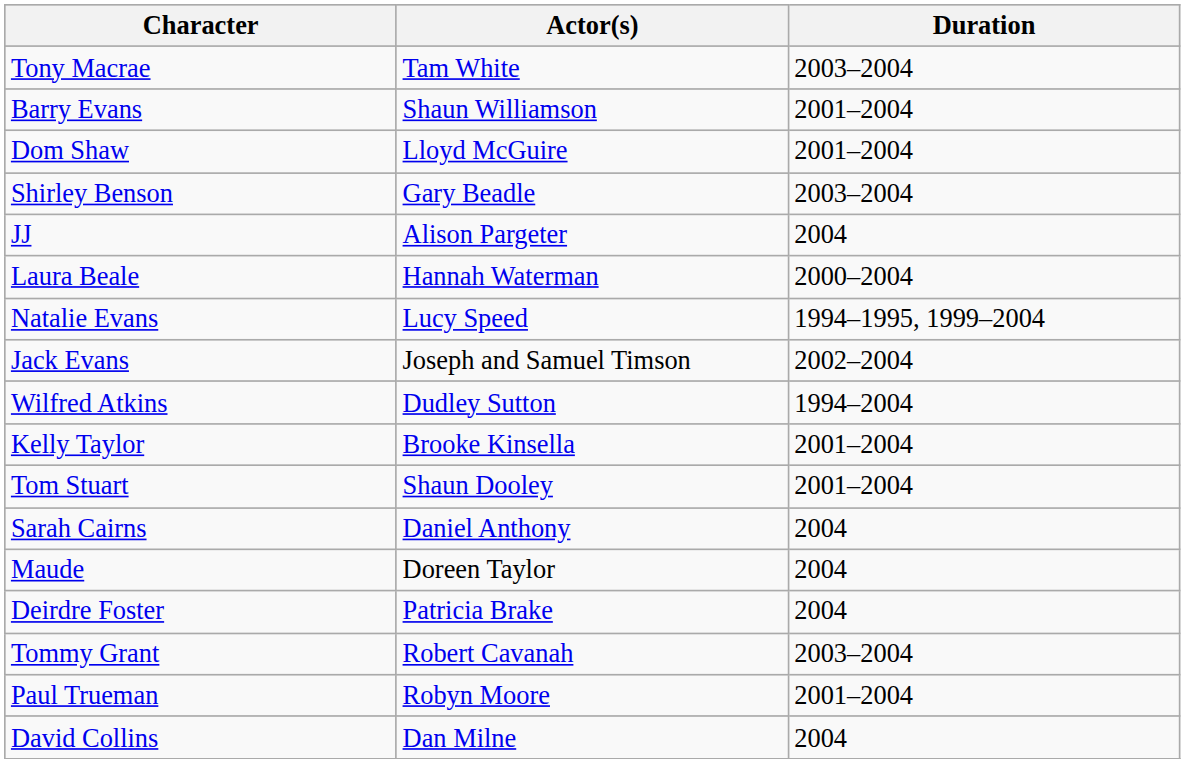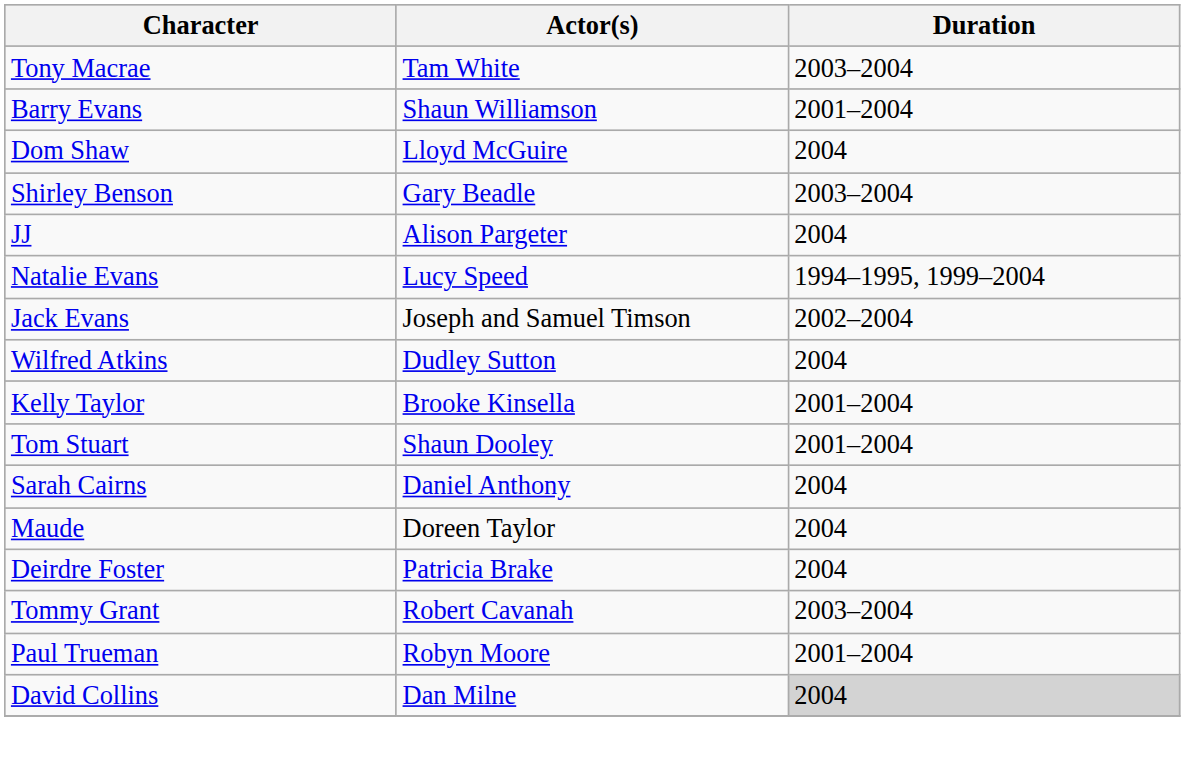(854, 151) 2001–2004 -> (821, 151) 2004
- row: (75, 276)
(854, 402) 1994–2004 -> (821, 360) 2004
(821, 737) no background -> (821, 695) lightgrey background
